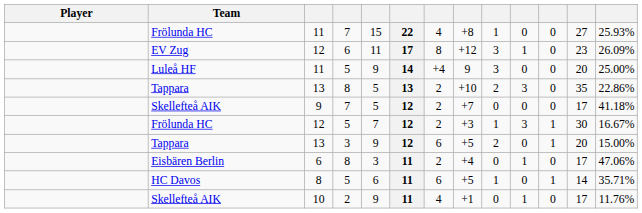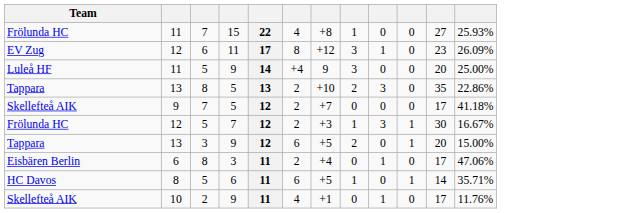- column: (76, 13)
